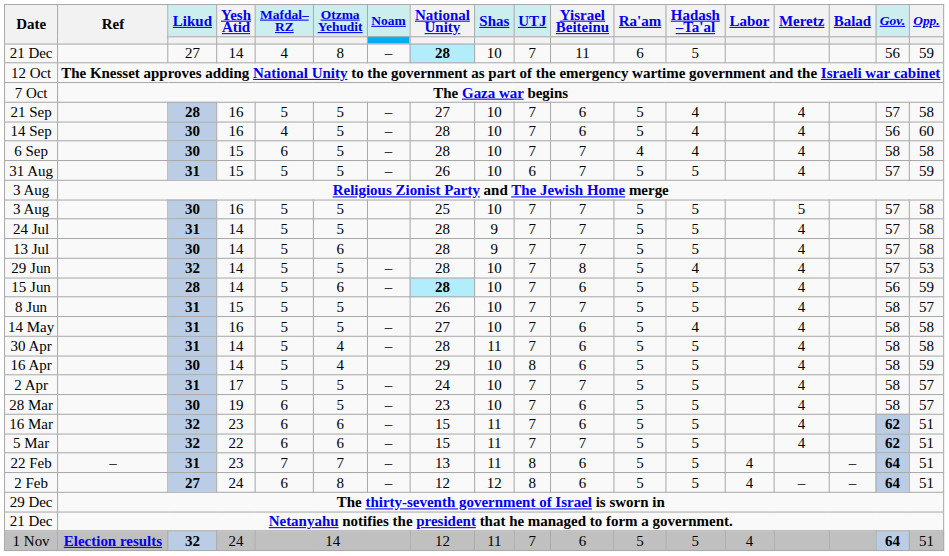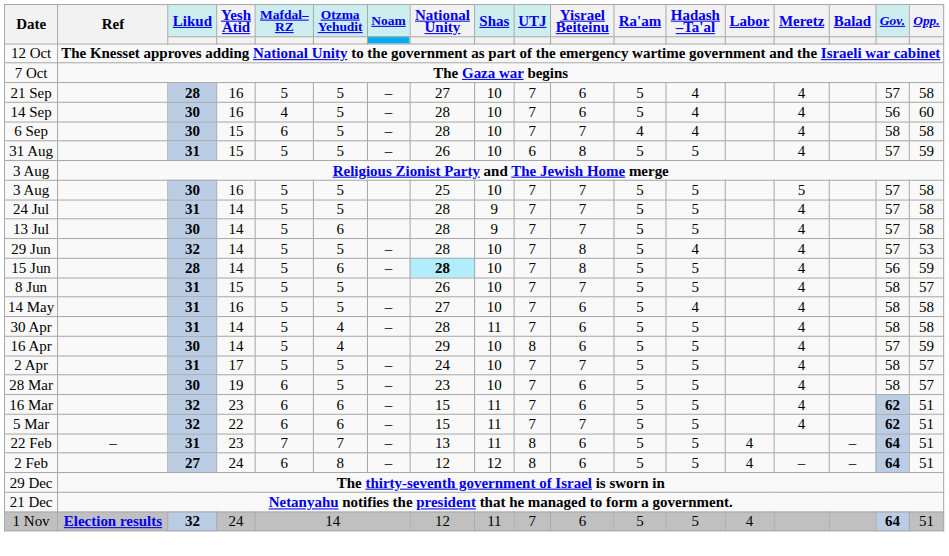- row: (31, 54)
(582, 171) 7 -> (582, 151) 8
(582, 288) 6 -> (582, 268) 8
(892, 366) 58 -> (892, 346) 57
